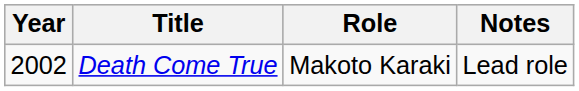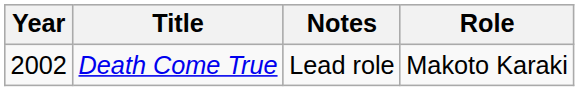columns swapped: (370, 24) <-> (515, 24)
